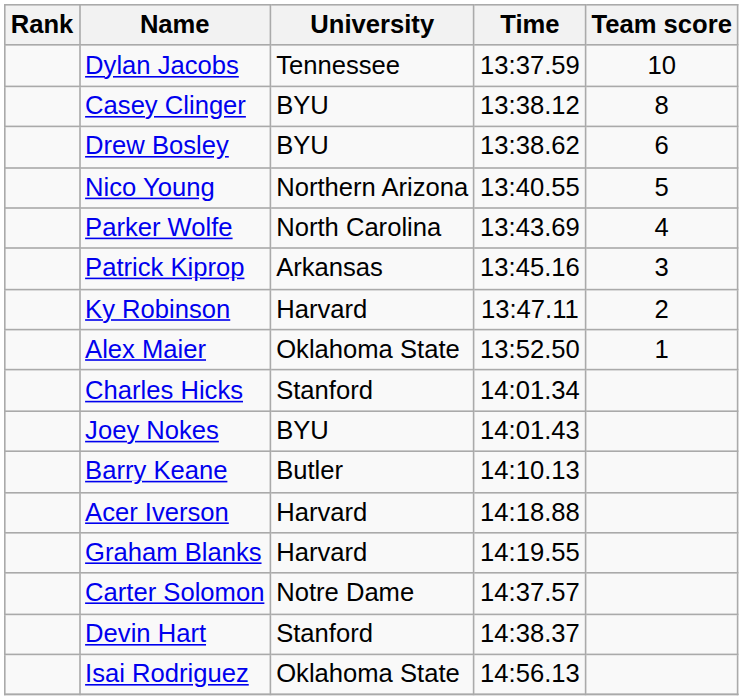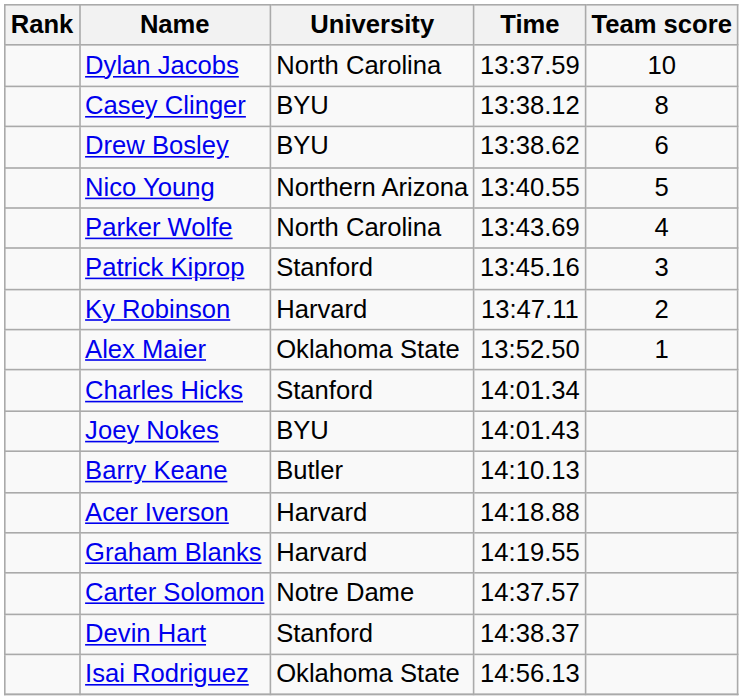(338, 65) Tennessee -> (359, 65) North Carolina
(330, 268) Arkansas -> (325, 268) Stanford
